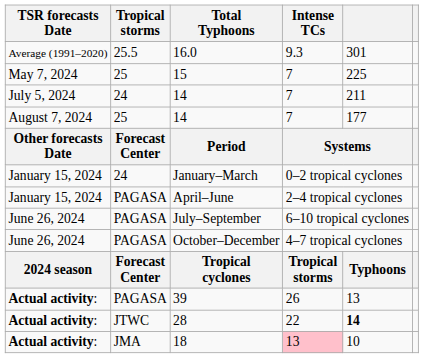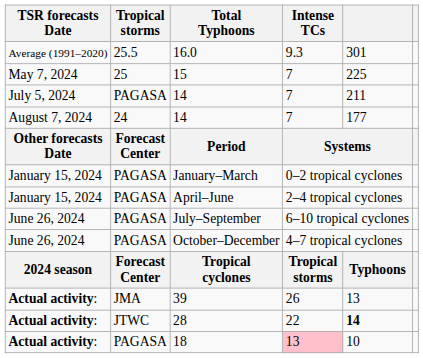(120, 95) 24 -> (140, 95) PAGASA
(120, 117) 25 -> (120, 117) 24
(120, 175) 24 -> (140, 175) PAGASA
(140, 299) PAGASA -> (127, 299) JMA
(127, 342) JMA -> (140, 342) PAGASA
